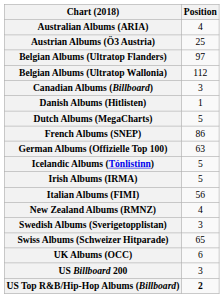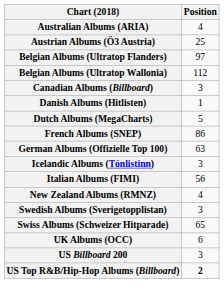(200, 164) 5 -> (200, 164) 3
- row: (93, 179)
